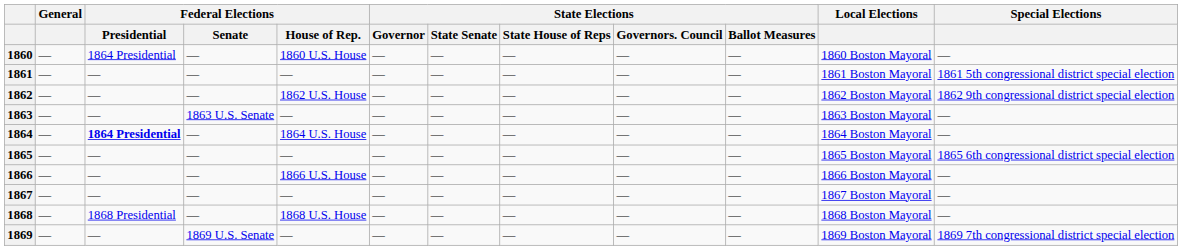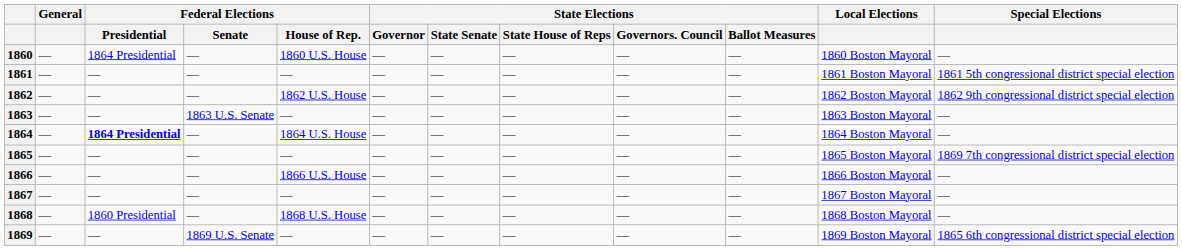(1056, 154) 1865 6th congressional district special election -> (1056, 154) 1869 7th congressional district special election
(132, 214) 1868 Presidential -> (132, 214) 1860 Presidential
(1056, 235) 1869 7th congressional district special election -> (1056, 235) 1865 6th congressional district special election
